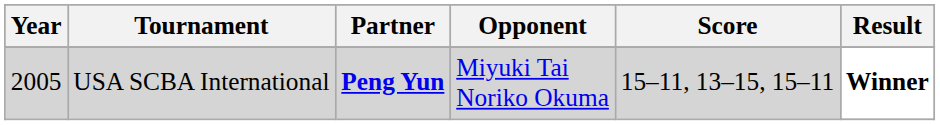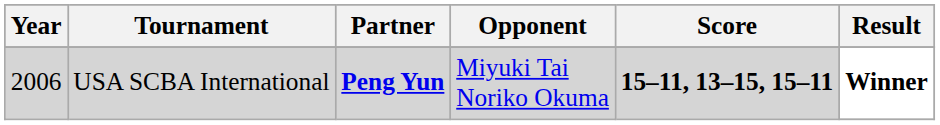(36, 82) 2005 -> (36, 82) 2006
(727, 82) normal -> (727, 82) bold
